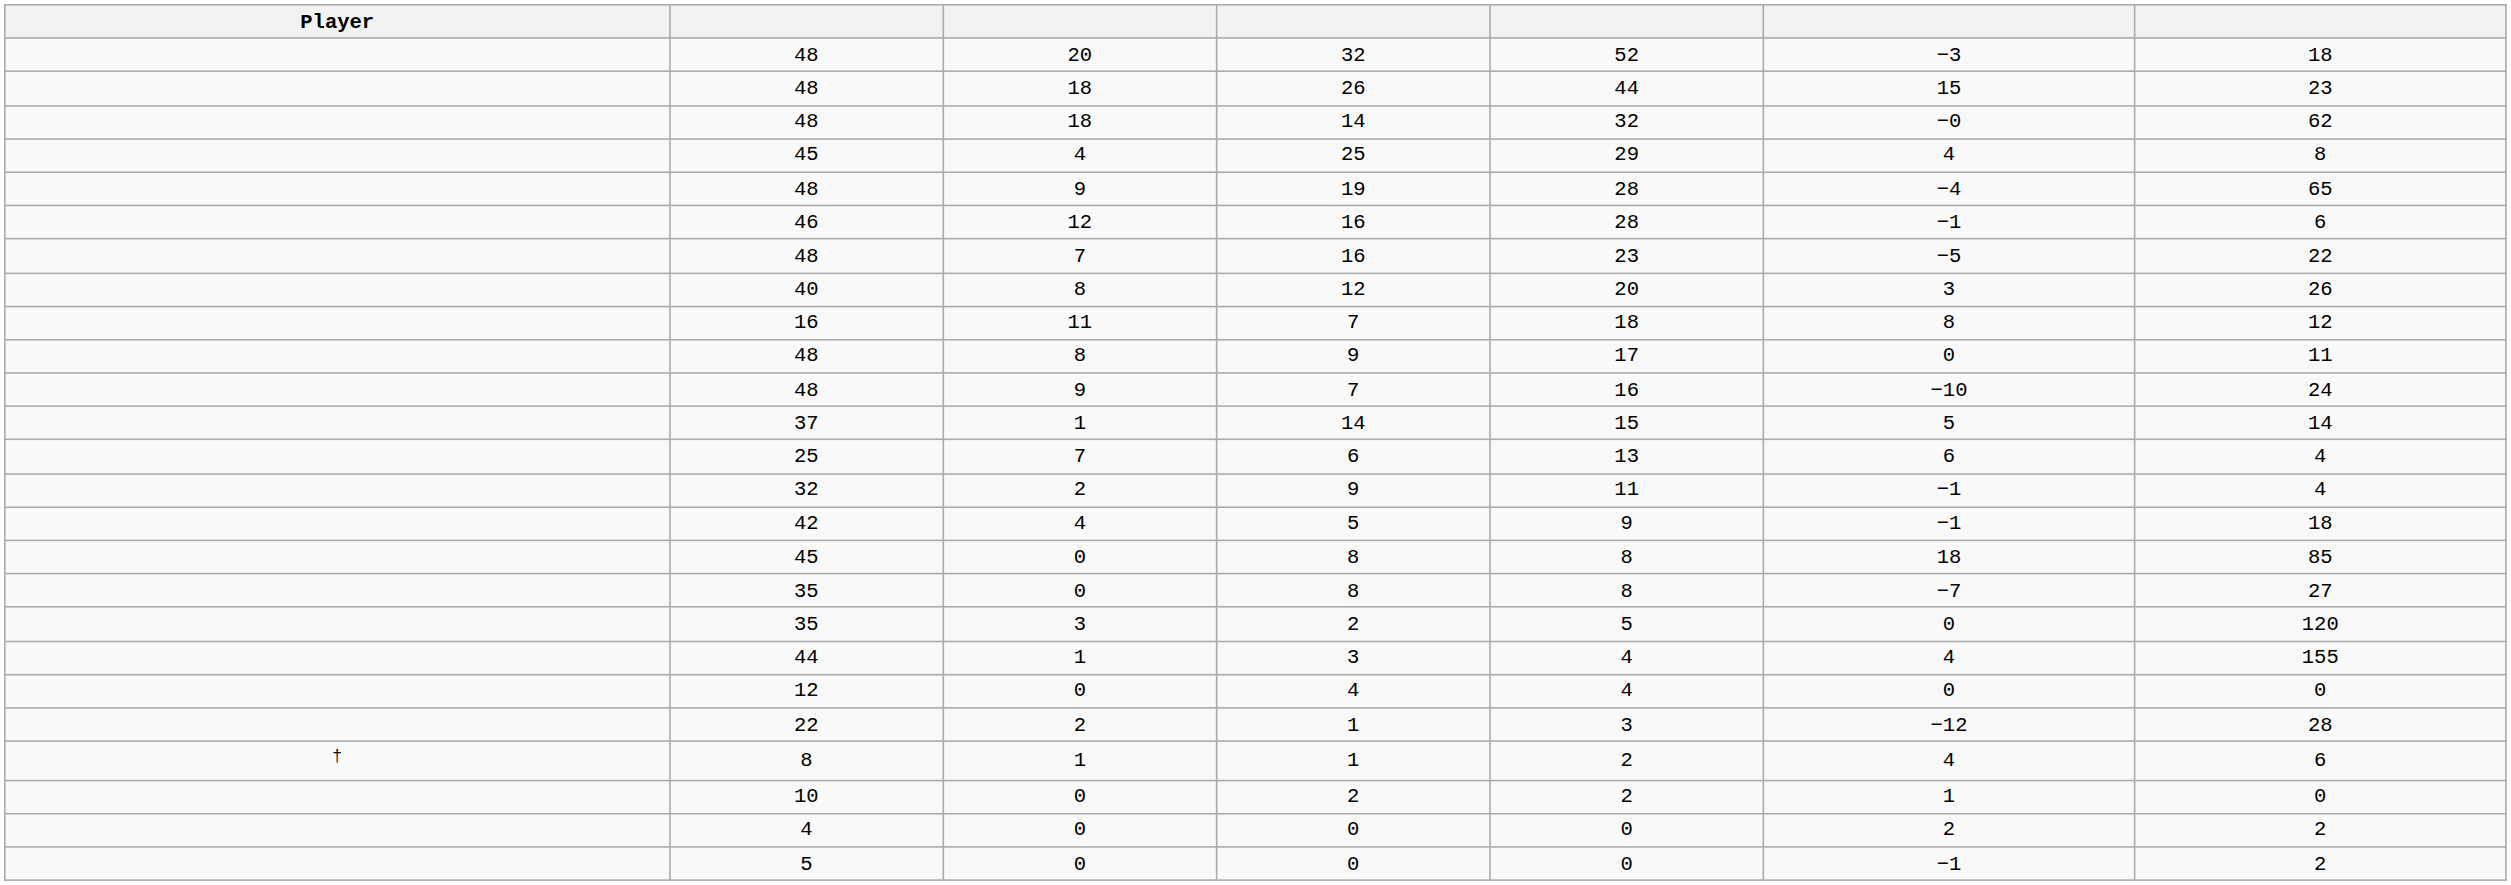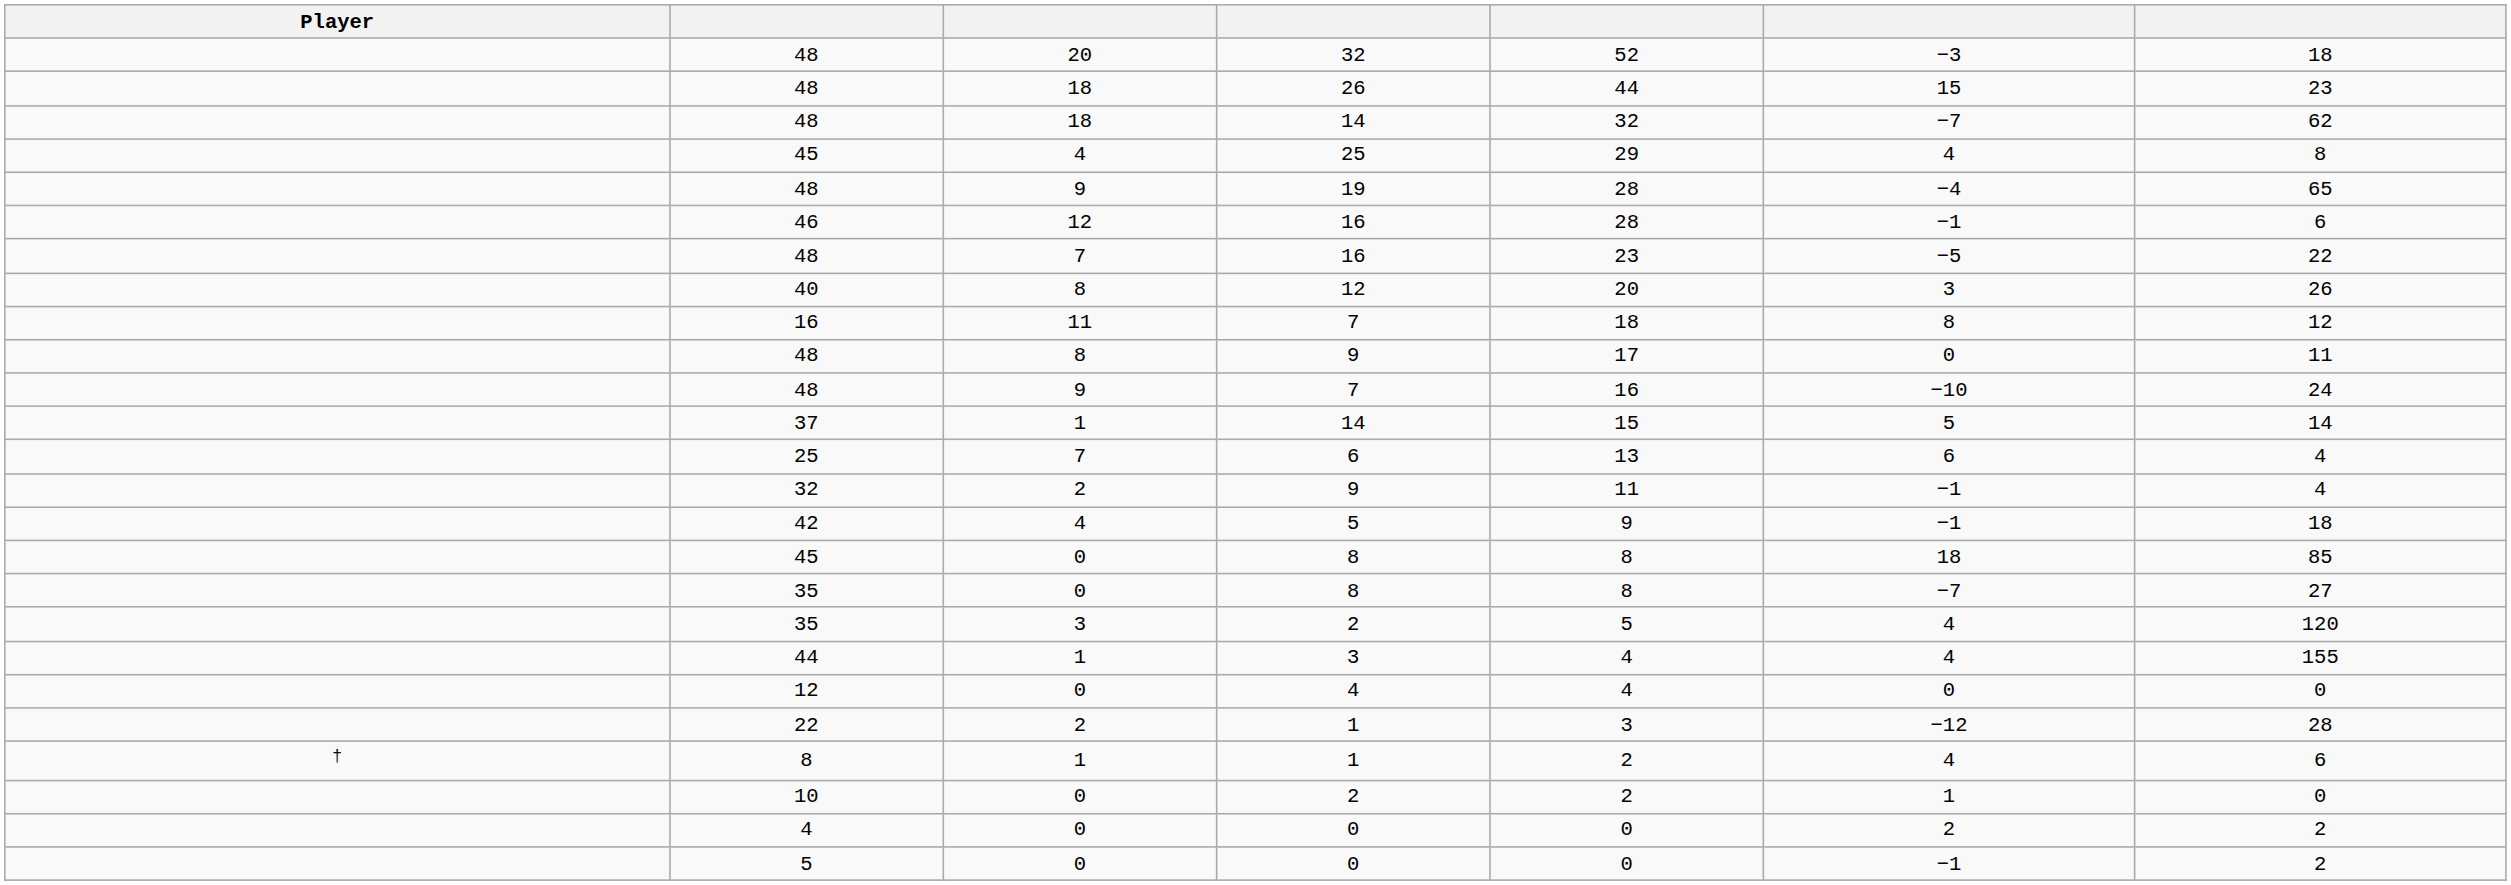(1949, 122) −0 -> (1949, 122) −7
(1949, 624) 0 -> (1949, 624) 4
